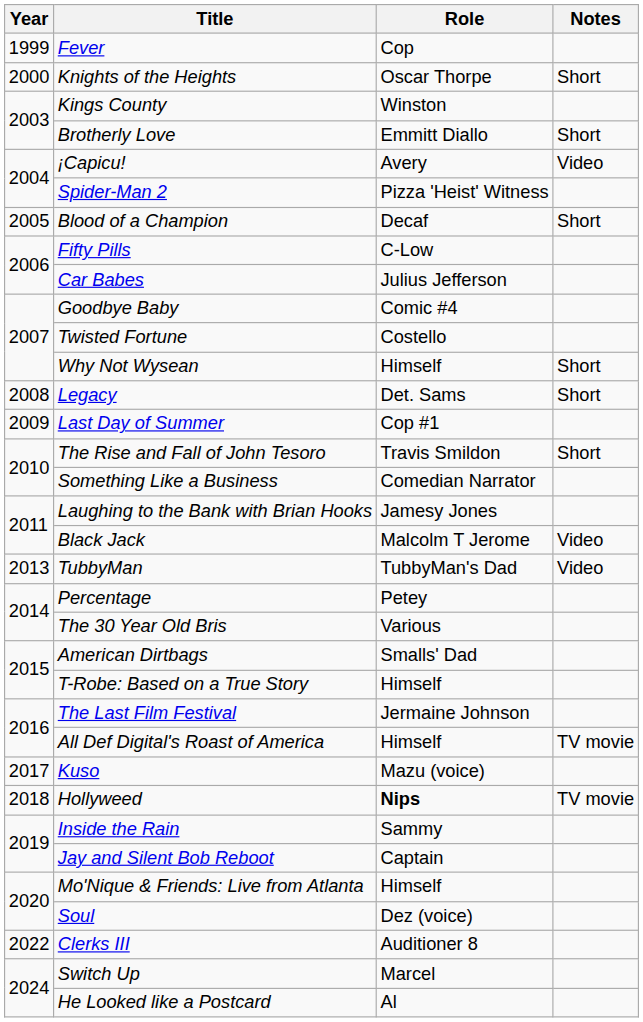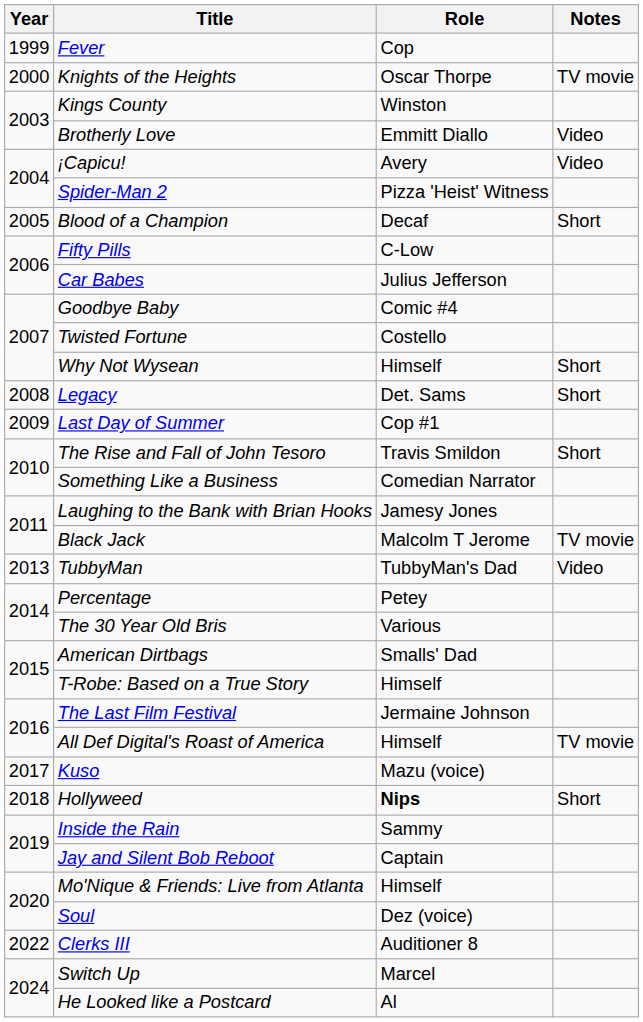(579, 76) Short -> (596, 76) TV movie
(579, 134) Short -> (580, 134) Video
(580, 539) Video -> (596, 539) TV movie
(596, 800) TV movie -> (579, 800) Short
